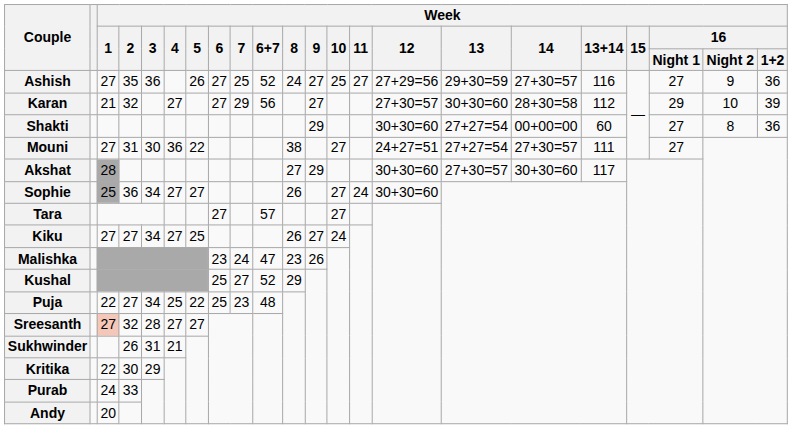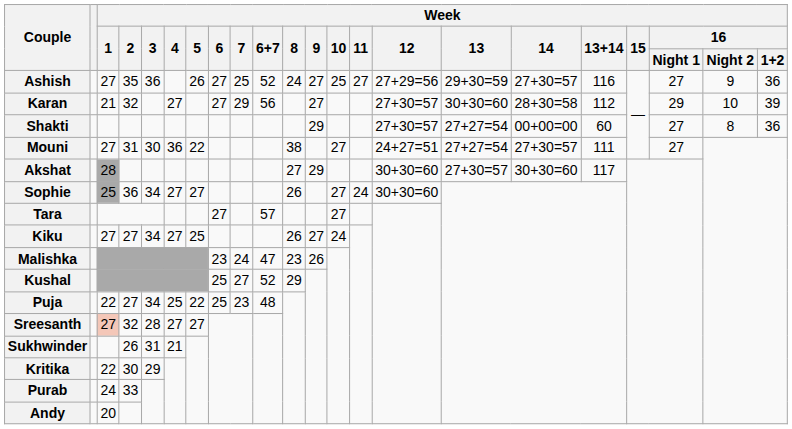(407, 126) 30+30=60 -> (407, 126) 27+30=57
